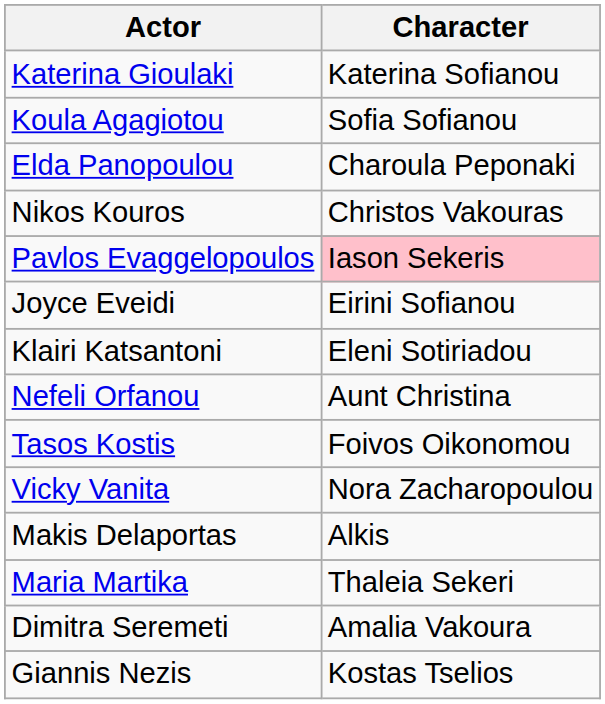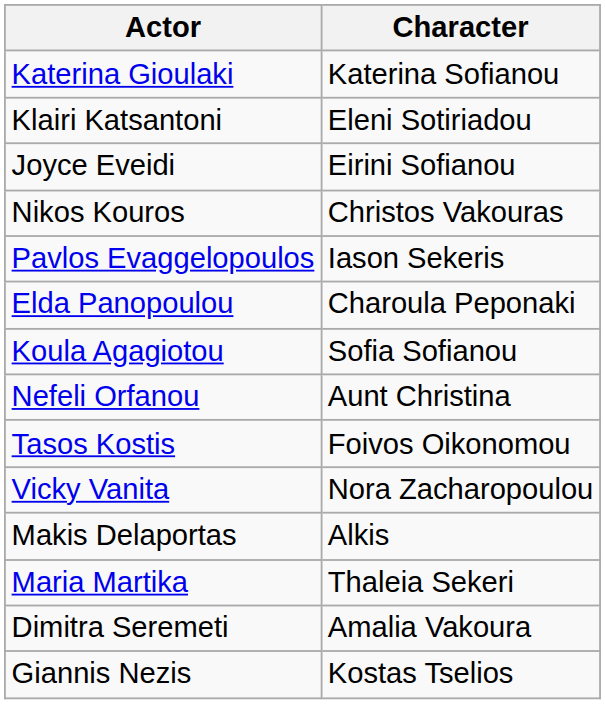rows swapped: (118, 119) <-> (117, 350)
rows swapped: (93, 304) <-> (123, 166)
(416, 258) pink background -> (416, 258) no background
